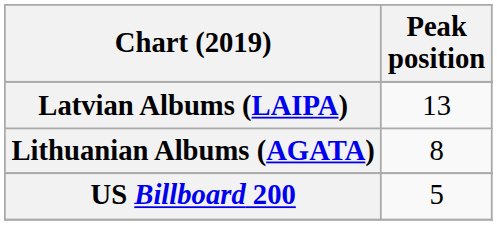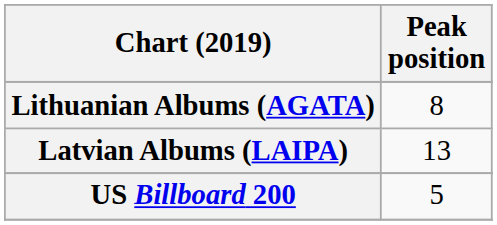rows swapped: (193, 104) <-> (193, 150)
